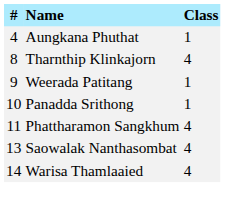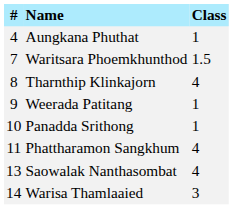+ row: (107, 59)
(187, 170) 4 -> (196, 193) 3
